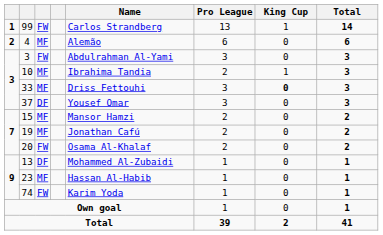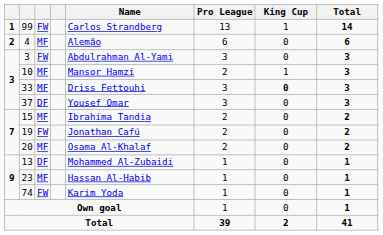(109, 72) Ibrahima Tandia -> (101, 72) Mansor Hamzi
(101, 117) Mansor Hamzi -> (109, 117) Ibrahima Tandia
(43, 132) MF -> (43, 132) FW
(43, 147) FW -> (43, 147) MF
